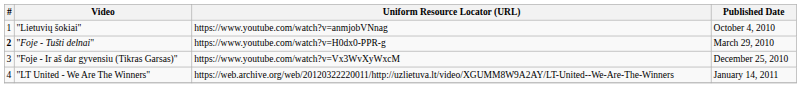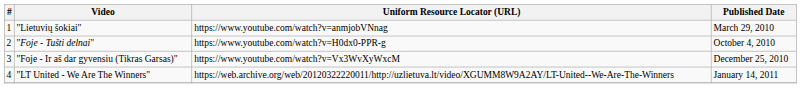(744, 28) October 4, 2010 -> (744, 28) March 29, 2010
(9, 44) bold -> (9, 44) normal
(744, 44) March 29, 2010 -> (744, 44) October 4, 2010
